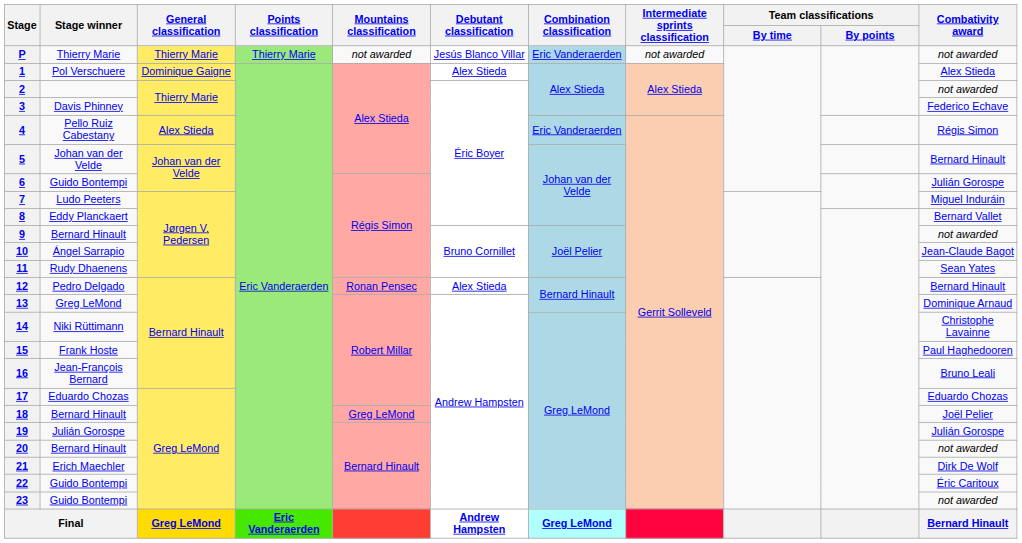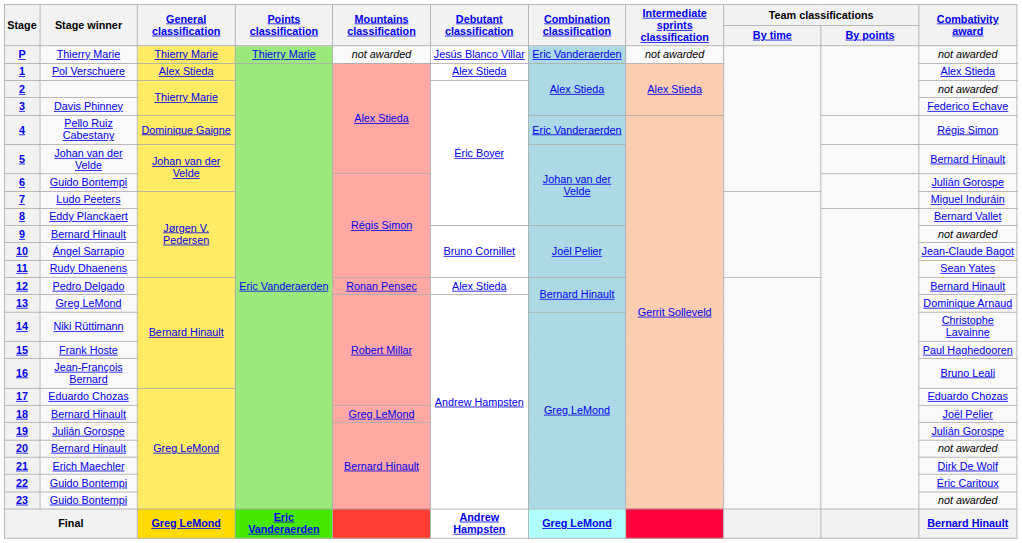(186, 72) Dominique Gaigne -> (186, 72) Alex Stieda
(186, 130) Alex Stieda -> (186, 130) Dominique Gaigne
